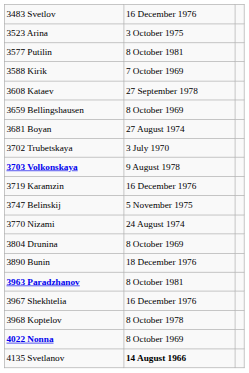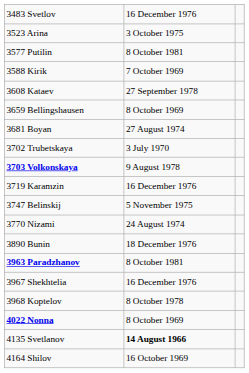- row: (32, 243)
+ row: (29, 358)
